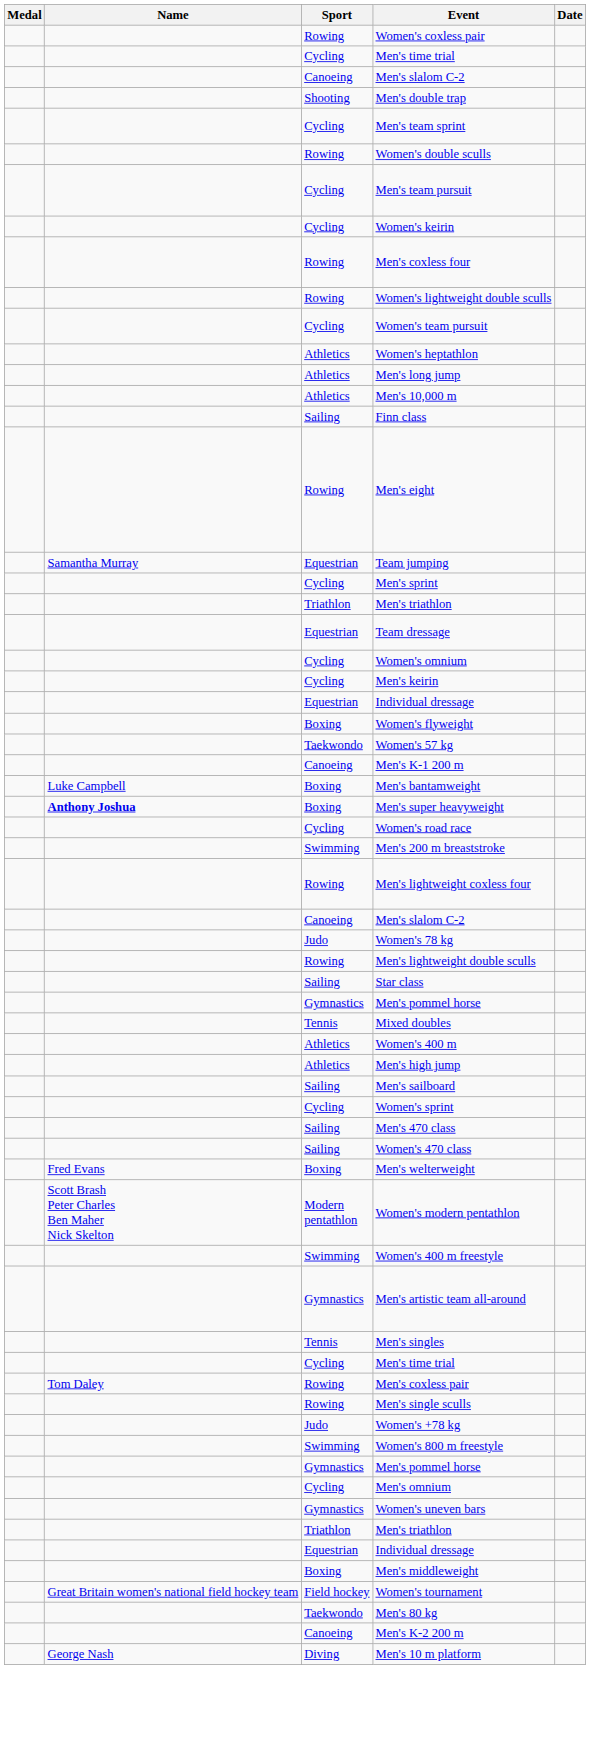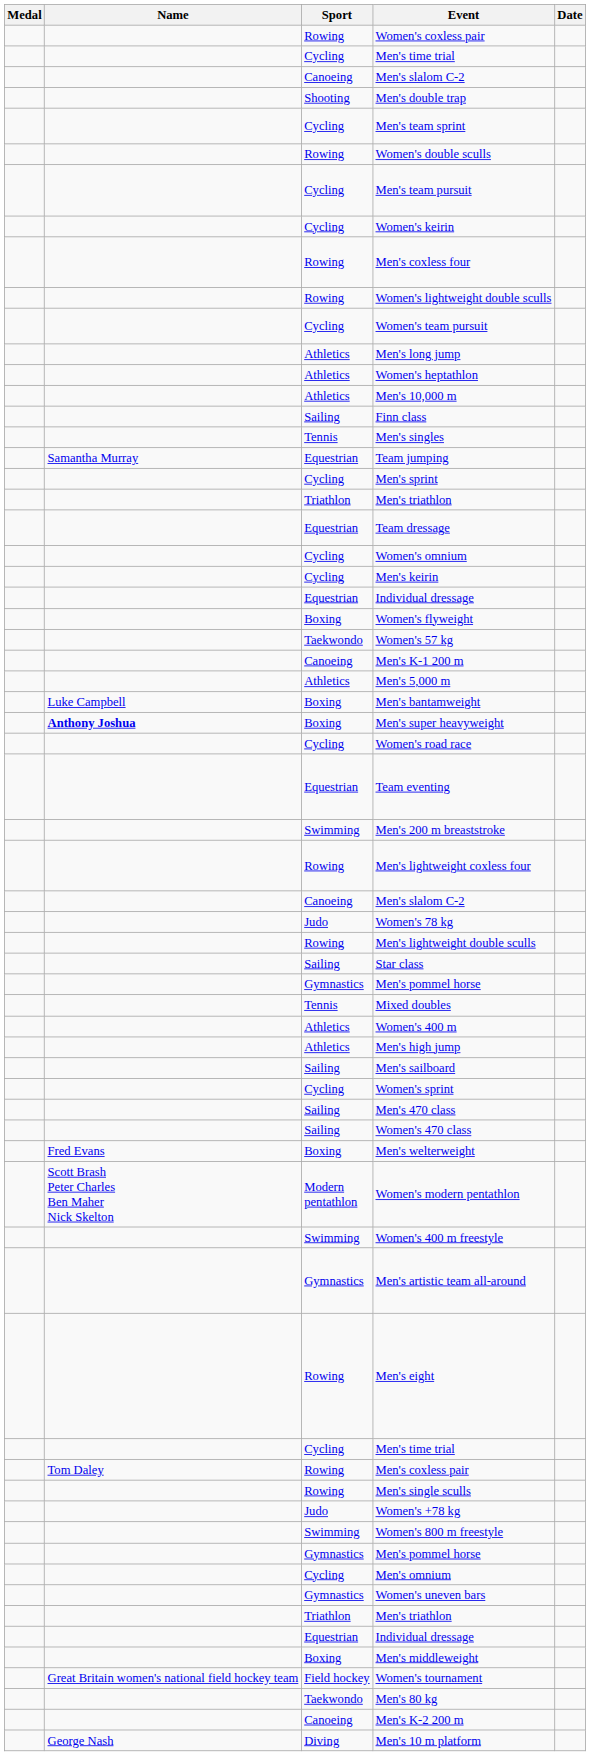rows swapped: (327, 354) <-> (327, 375)
rows swapped: (321, 1342) <-> (324, 489)
+ row: (327, 681)
+ row: (331, 786)
